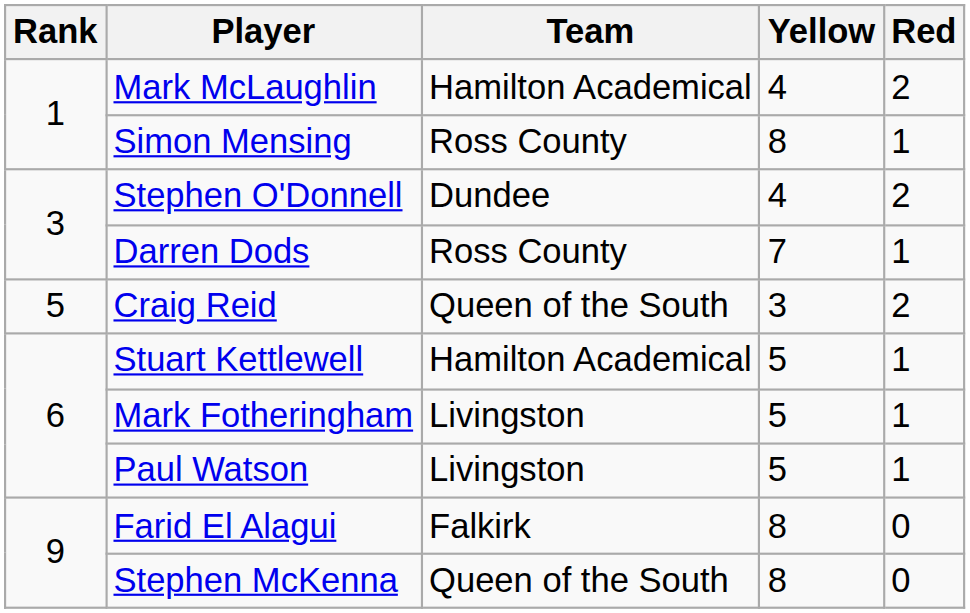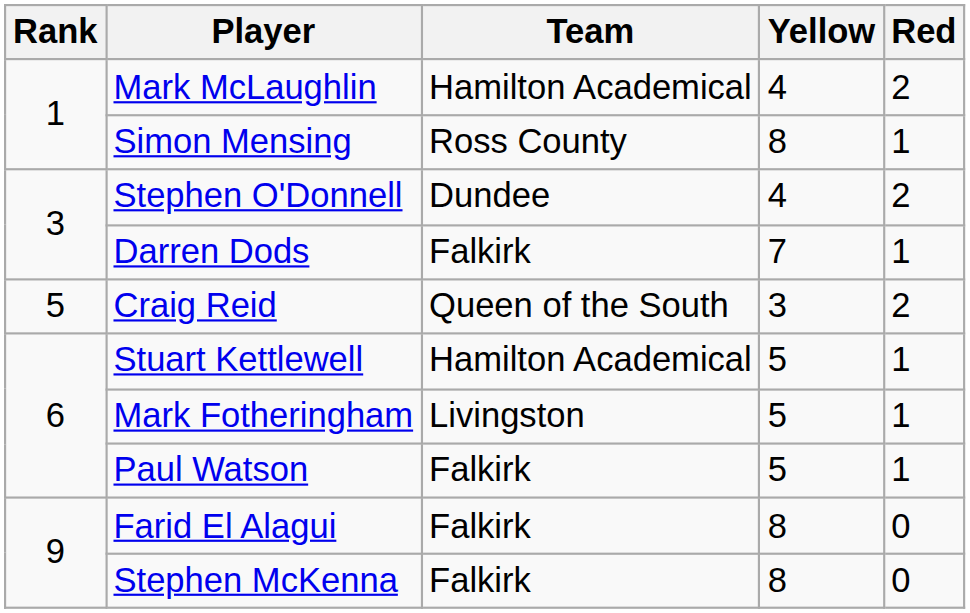(528, 251) Ross County -> (480, 251) Falkirk
(507, 470) Livingston -> (480, 470) Falkirk
(579, 580) Queen of the South -> (480, 580) Falkirk
